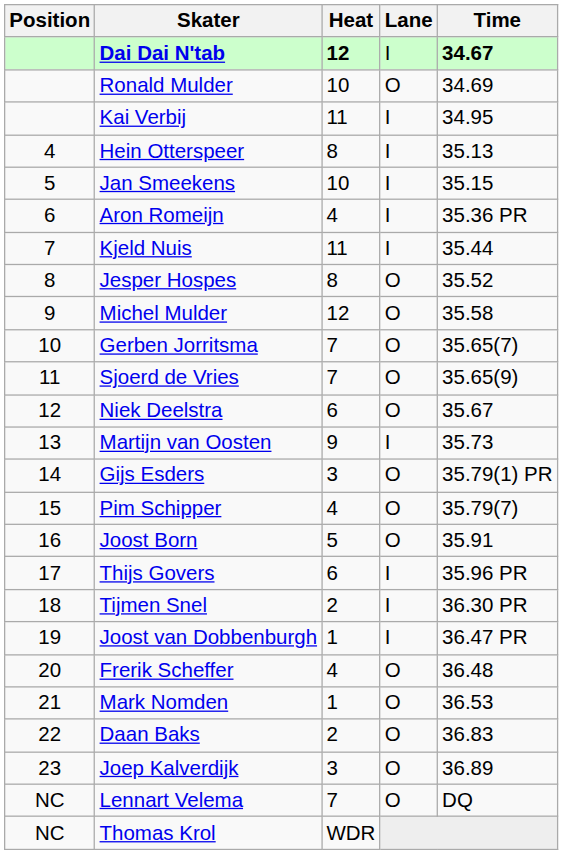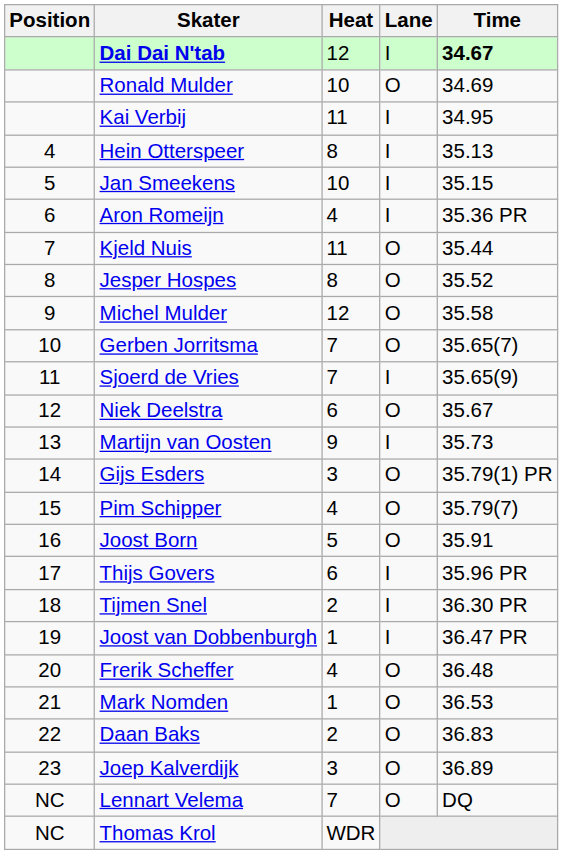(338, 53) bold -> (338, 53) normal
(388, 248) I -> (393, 248) O
(393, 378) O -> (388, 378) I
